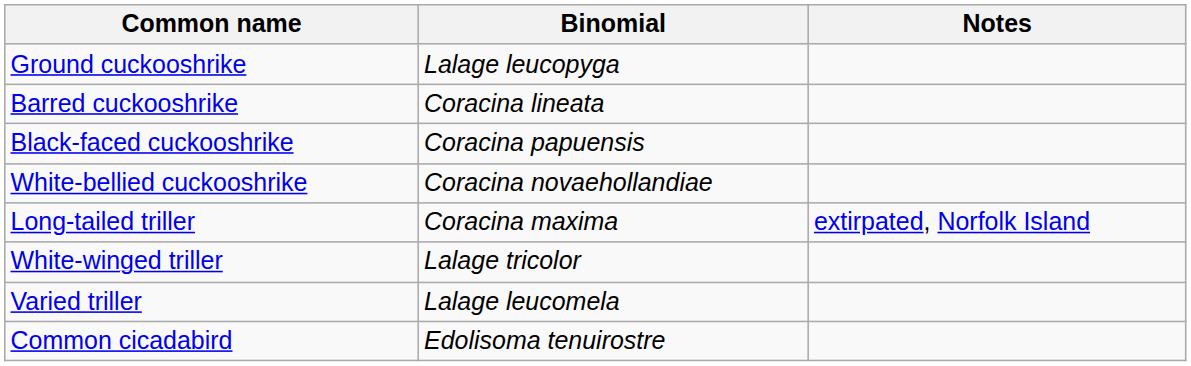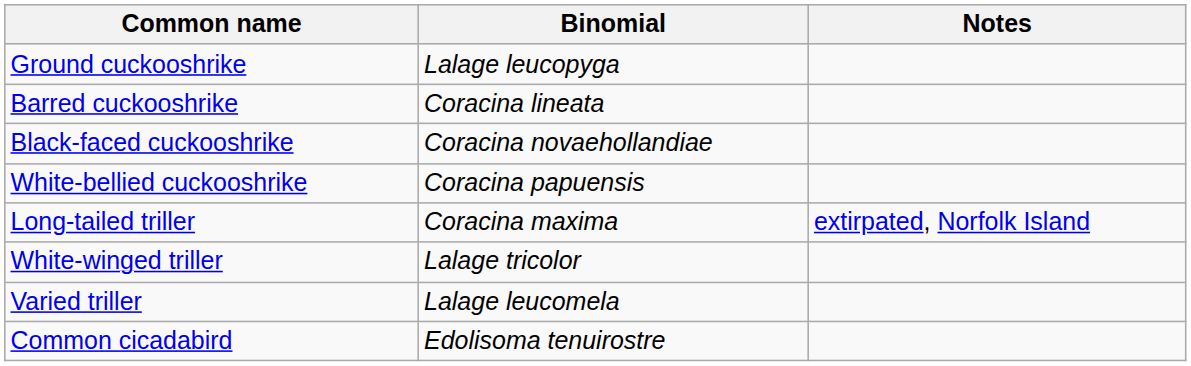(534, 143) Coracina papuensis -> (568, 143) Coracina novaehollandiae
(568, 182) Coracina novaehollandiae -> (534, 182) Coracina papuensis
